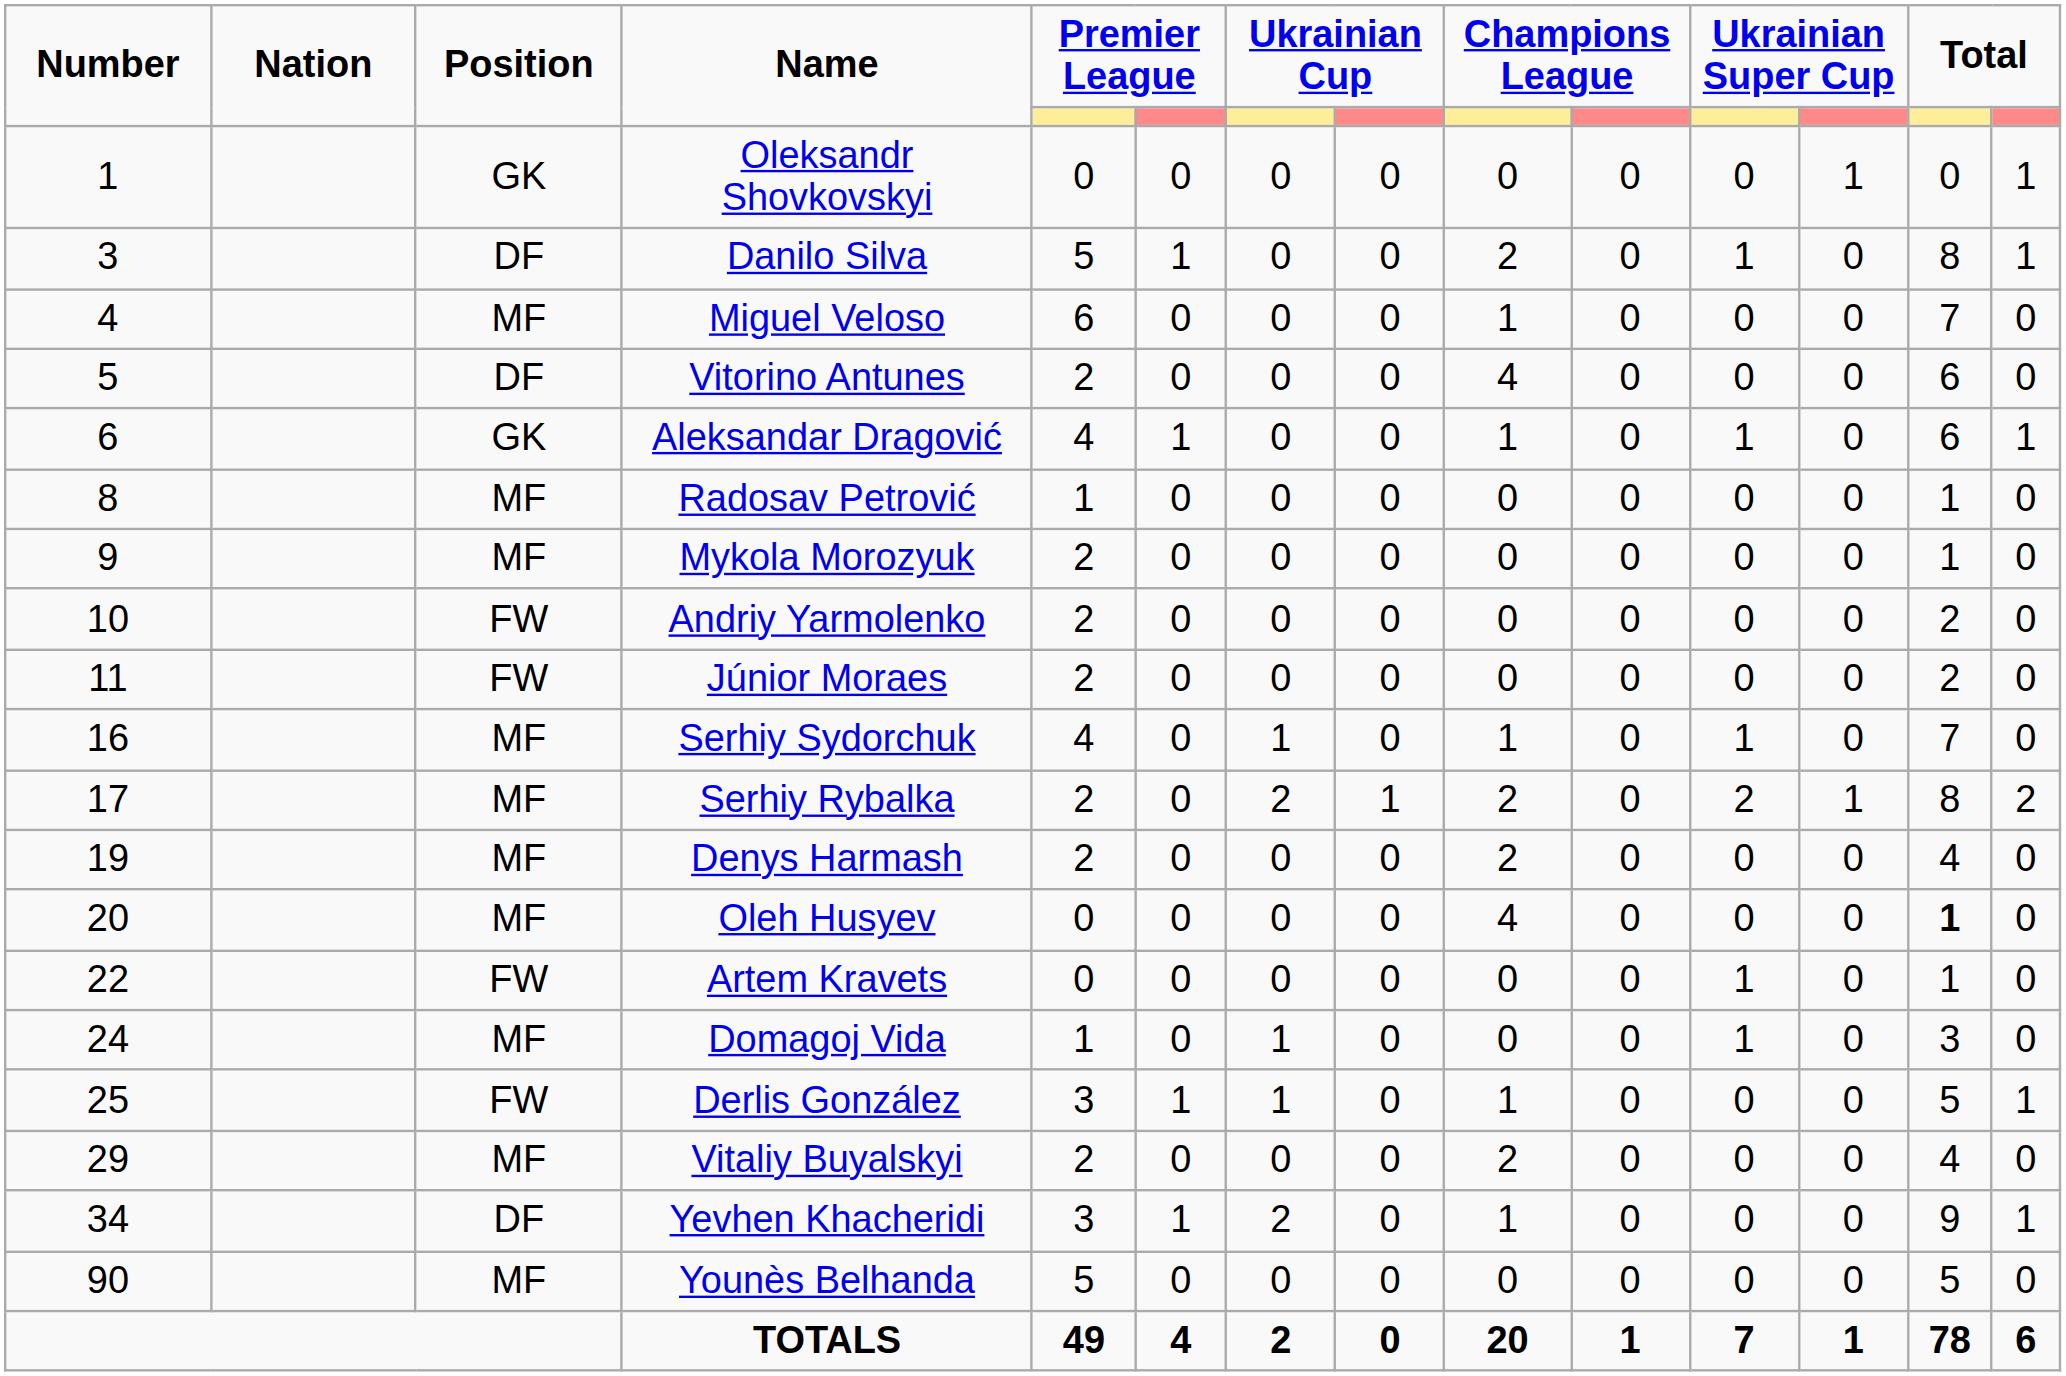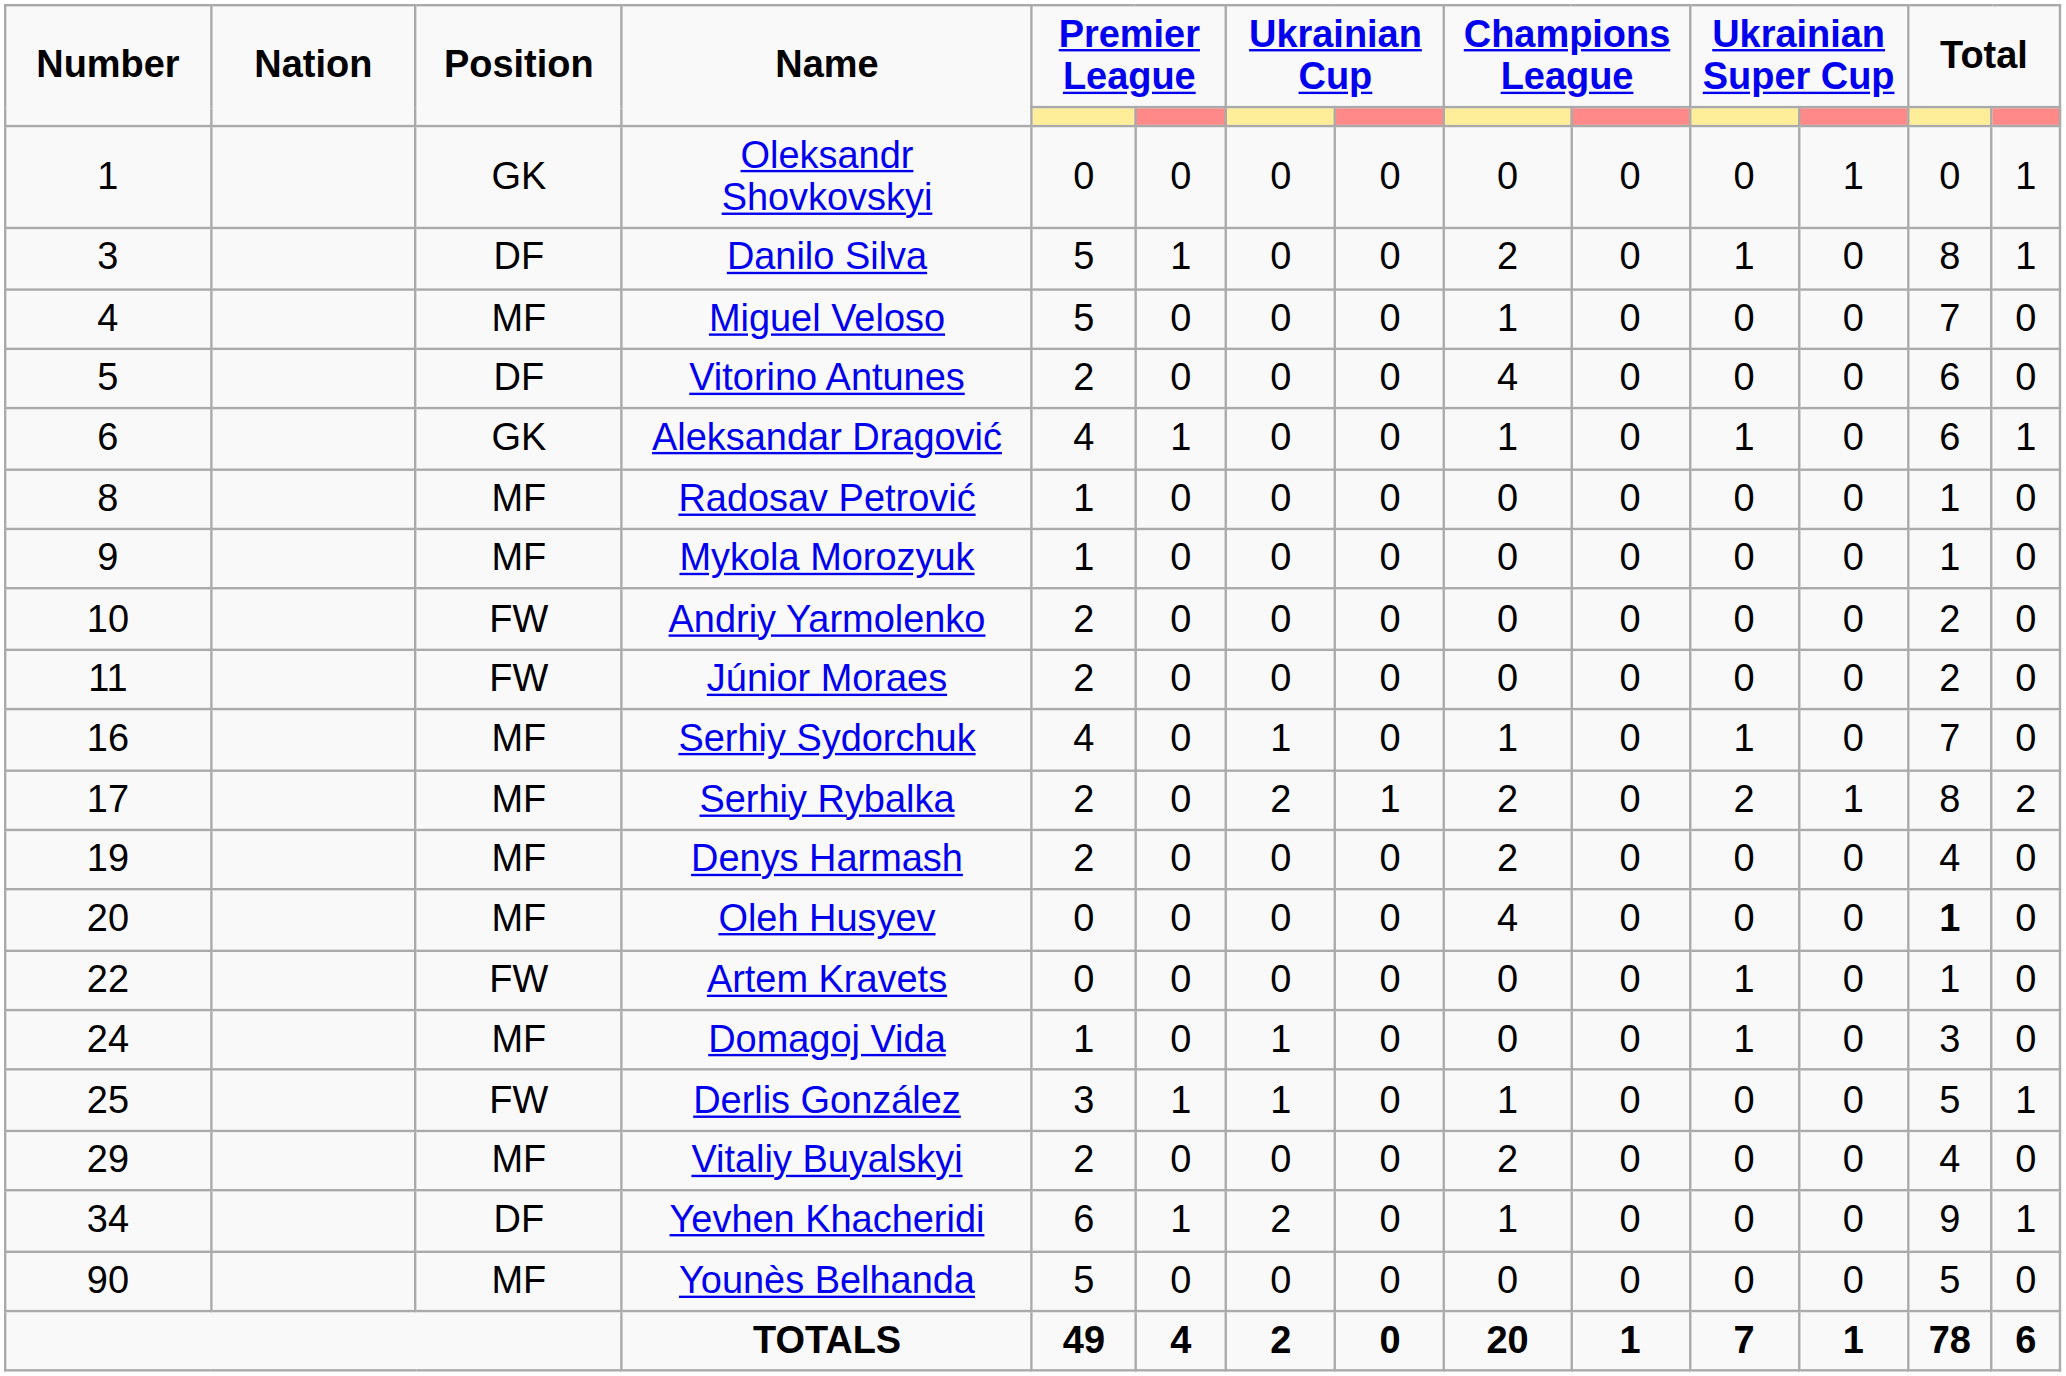(1084, 317) 6 -> (1084, 317) 5
(1084, 558) 2 -> (1084, 558) 1
(1084, 1219) 3 -> (1084, 1219) 6
